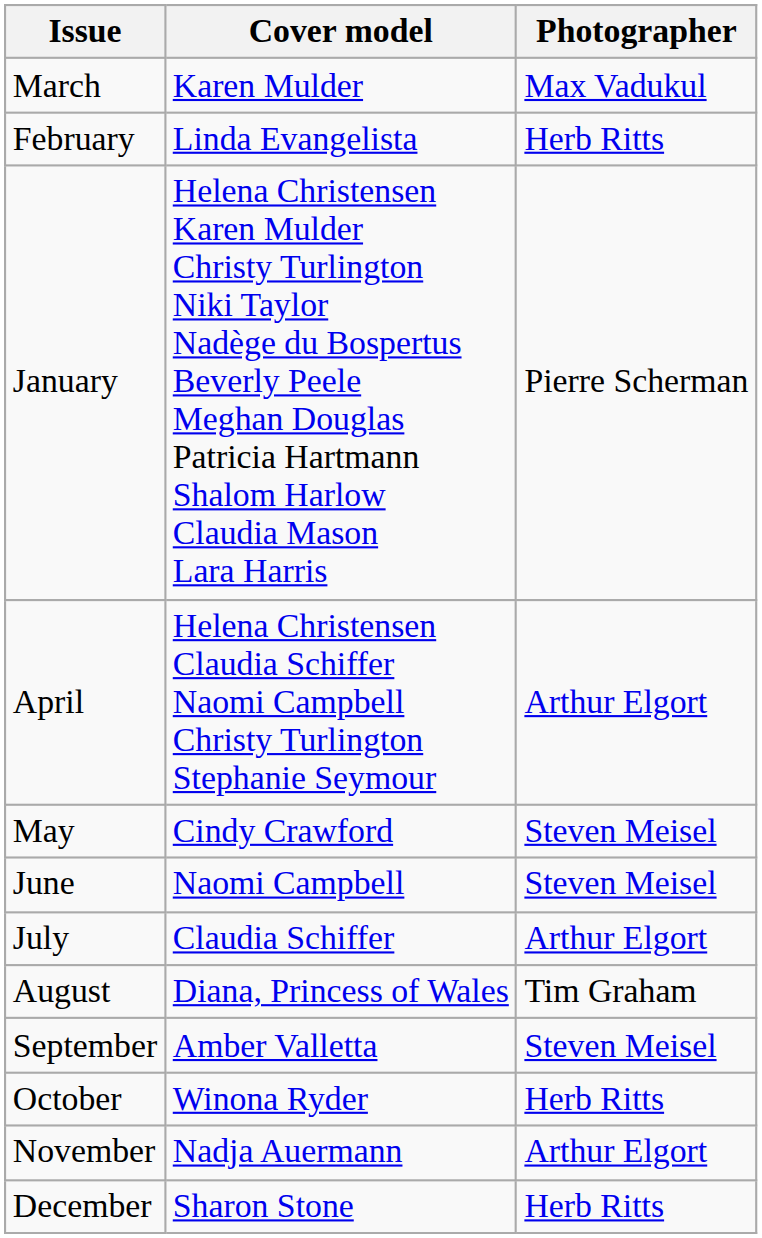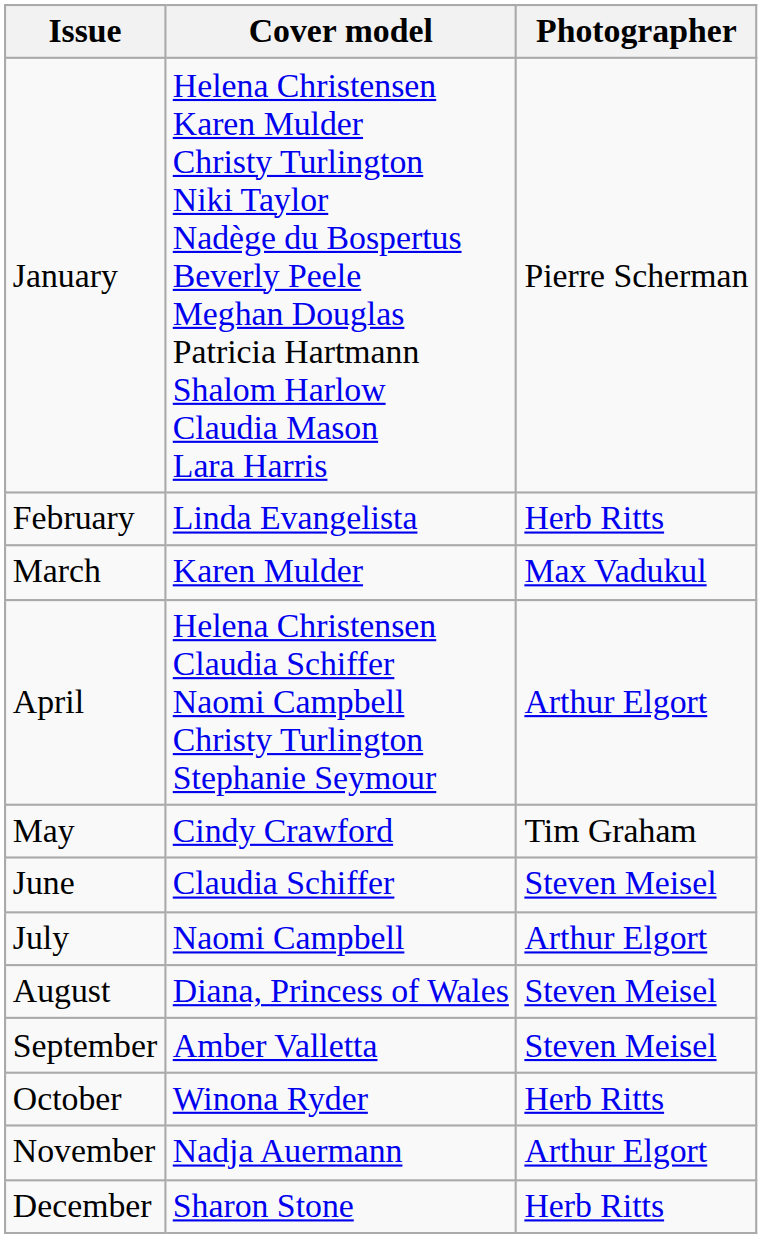rows swapped: (65, 381) <-> (57, 84)
(620, 830) Steven Meisel -> (611, 830) Tim Graham
(289, 884) Naomi Campbell -> (284, 884) Claudia Schiffer
(284, 937) Claudia Schiffer -> (289, 937) Naomi Campbell
(611, 991) Tim Graham -> (620, 991) Steven Meisel
